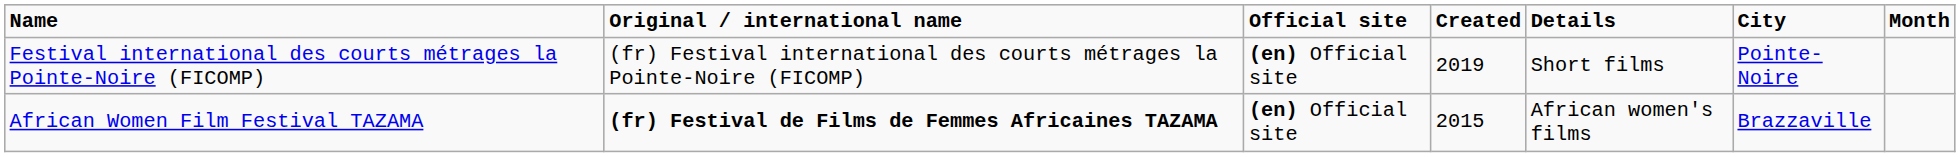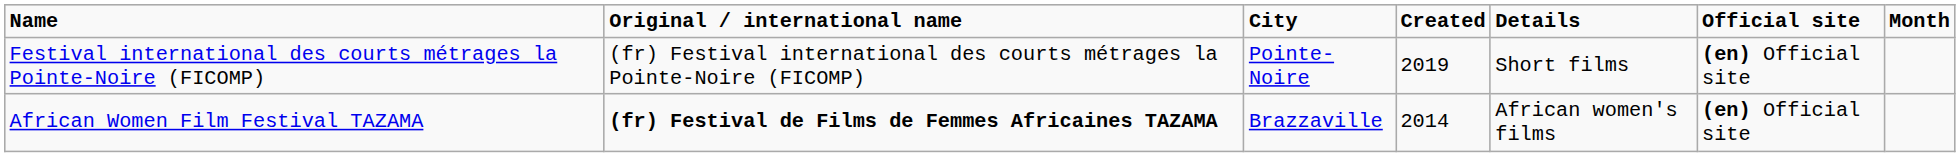columns swapped: (1762, 21) <-> (1328, 21)
(1460, 123) 2015 -> (1425, 123) 2014
